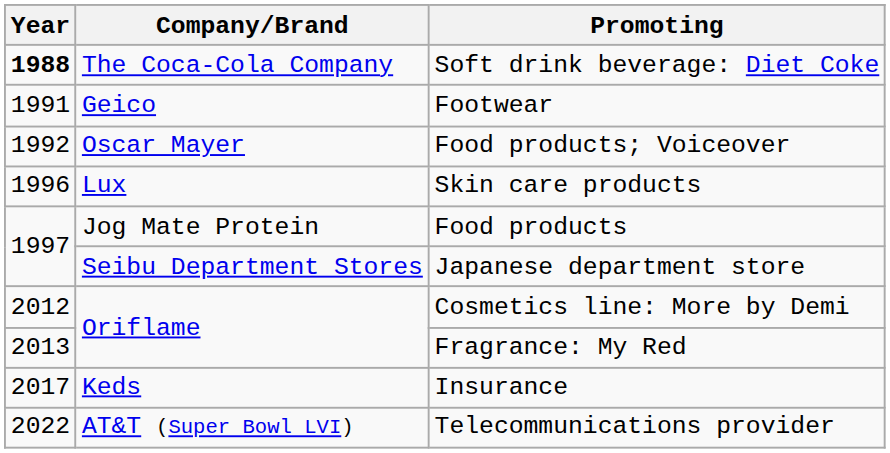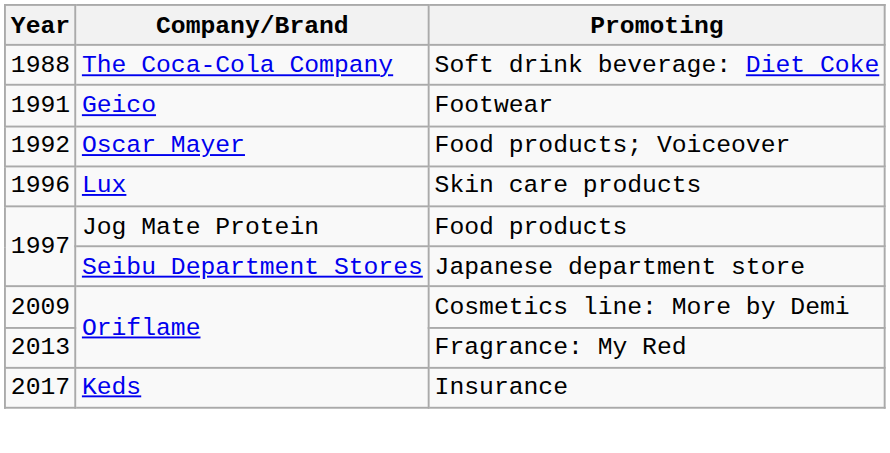(40, 65) bold -> (40, 65) normal
(40, 307) 2012 -> (40, 307) 2009
- row: (635, 428)
